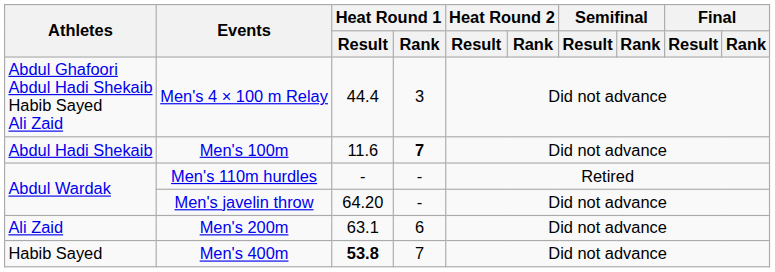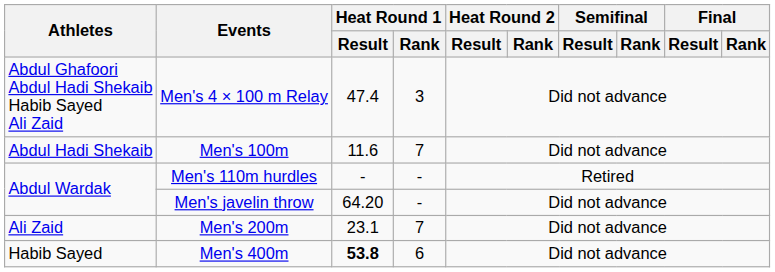(363, 97) 44.4 -> (363, 97) 47.4
(420, 150) bold -> (420, 150) normal
(363, 228) 63.1 -> (363, 228) 23.1
(420, 228) 6 -> (420, 228) 7
(420, 254) 7 -> (420, 254) 6
